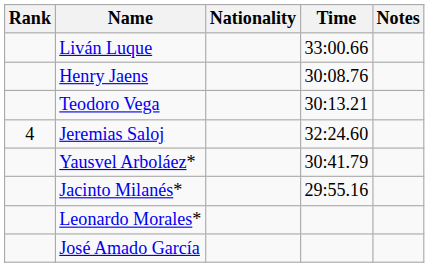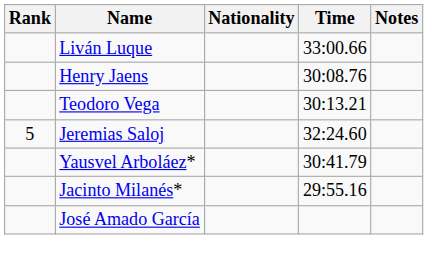(30, 133) 4 -> (30, 133) 5
- row: (130, 219)
